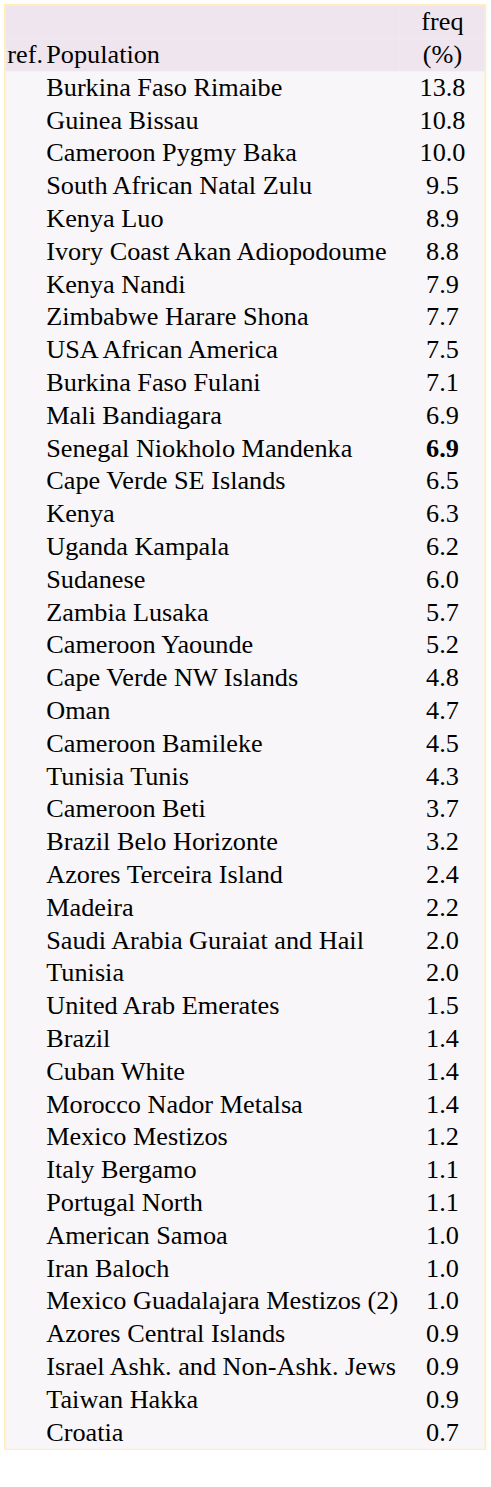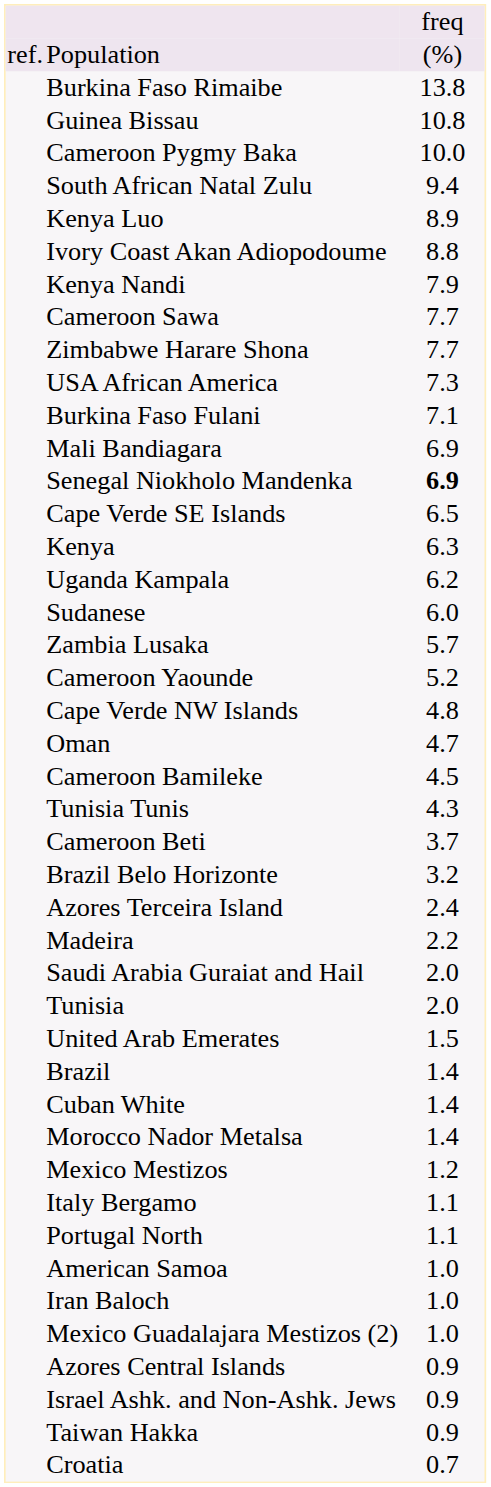(442, 185) 9.5 -> (442, 185) 9.4
+ row: (133, 316)
(442, 349) 7.5 -> (442, 382) 7.3
